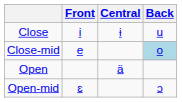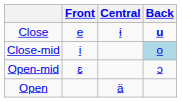(80, 32) i -> (80, 32) e
(160, 32) normal -> (160, 32) bold
(80, 50) e -> (80, 50) i
rows swapped: (33, 87) <-> (33, 69)
